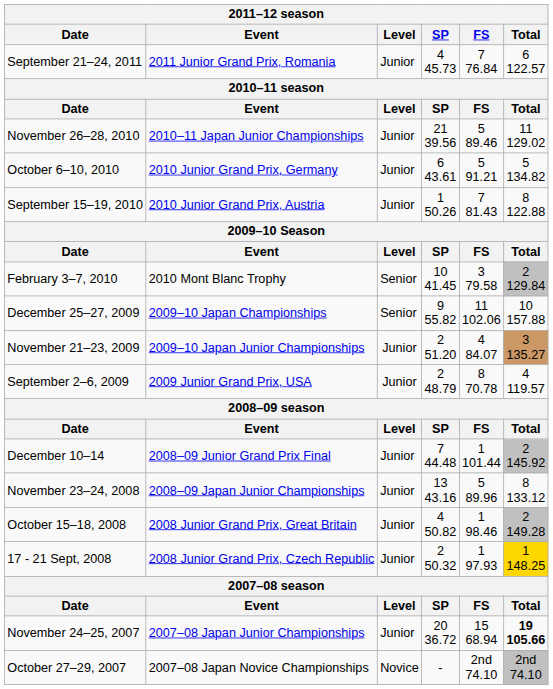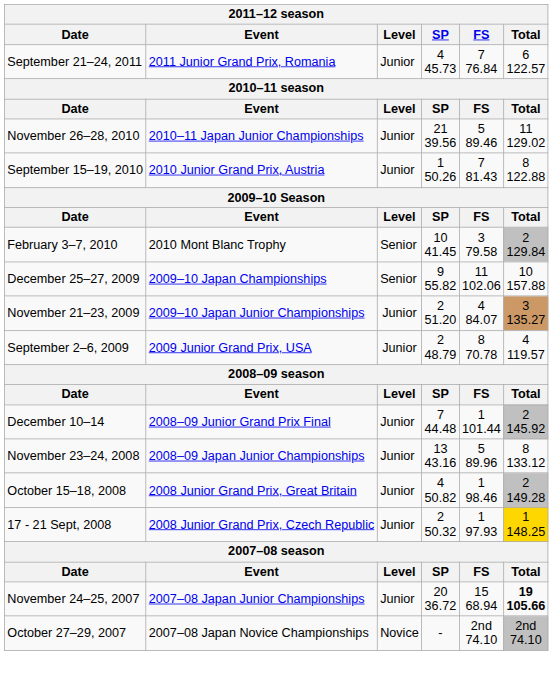- row: (63, 170)
